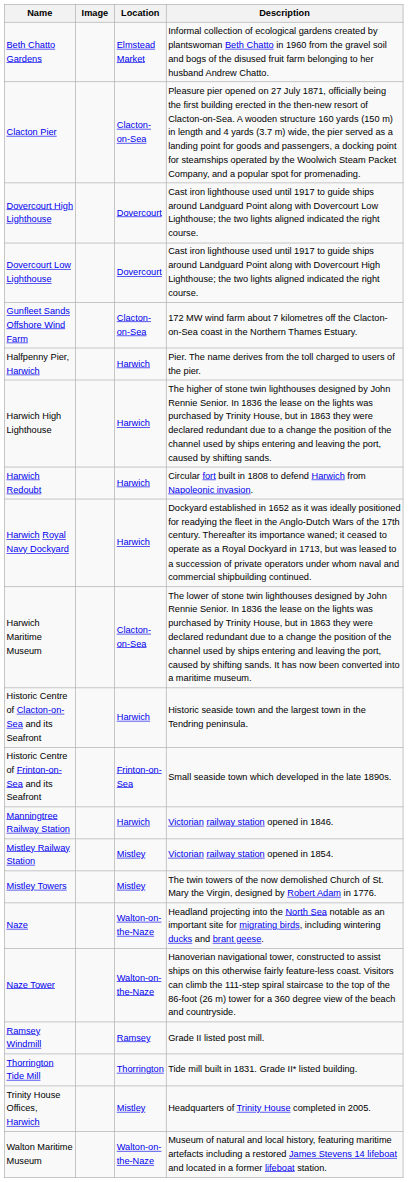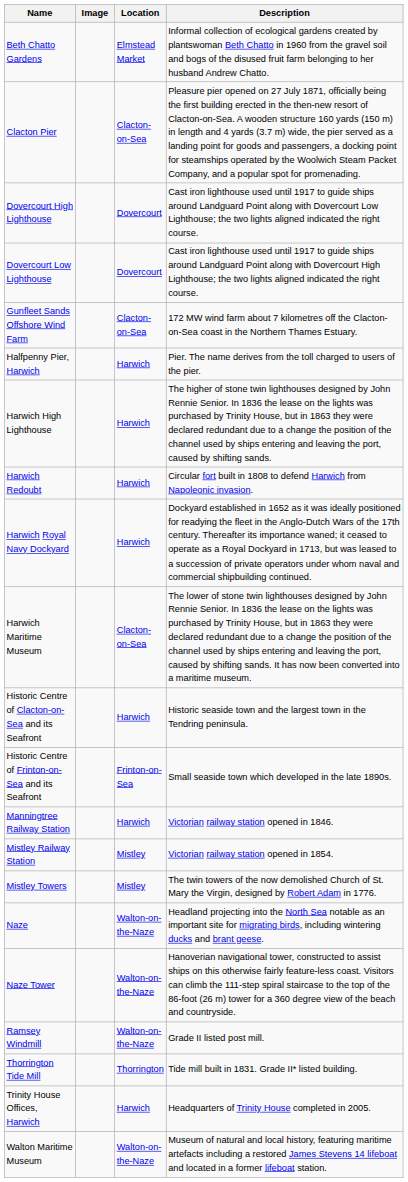(134, 1038) Ramsey -> (139, 1038) Walton-on-the-Naze
(131, 1109) Mistley -> (133, 1109) Harwich
